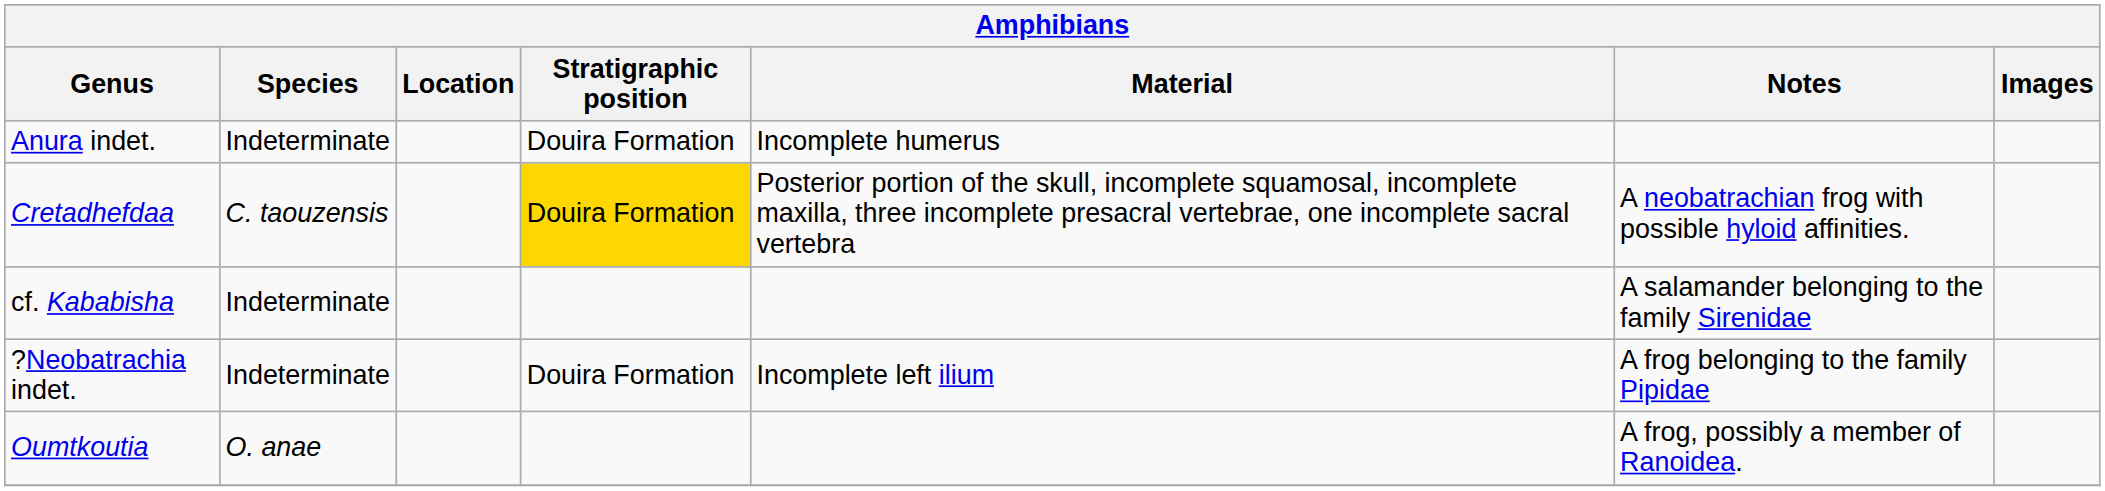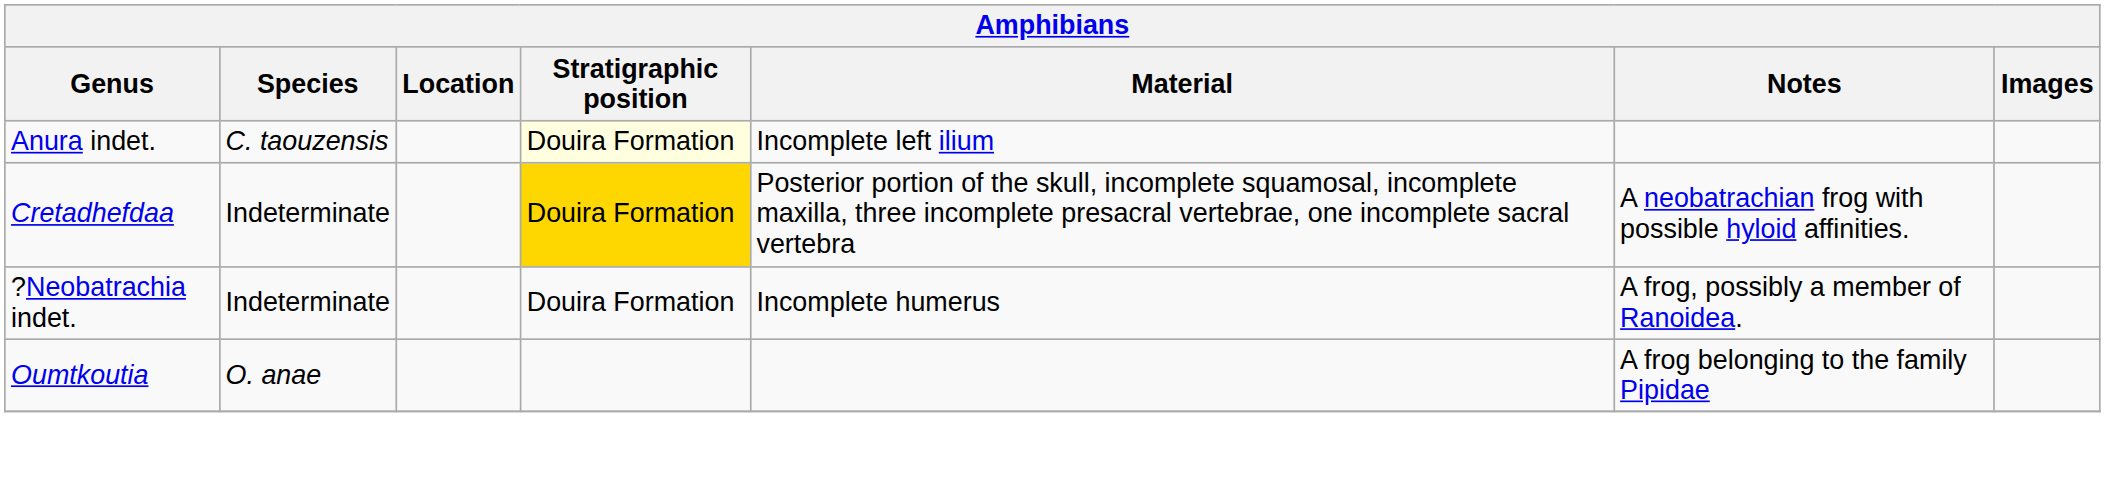(308, 141) Indeterminate -> (307, 141) C. taouzensis
(631, 141) no background -> (631, 141) lightyellow background
(878, 141) Incomplete humerus -> (875, 141) Incomplete left ilium
(307, 214) C. taouzensis -> (308, 214) Indeterminate
- row: (92, 302)
(875, 375) Incomplete left ilium -> (878, 302) Incomplete humerus
(1793, 375) A frog belonging to the family Pipidae -> (1790, 302) A frog, possibly a member of Ranoidea.
(1790, 447) A frog, possibly a member of Ranoidea. -> (1793, 375) A frog belonging to the family Pipidae
